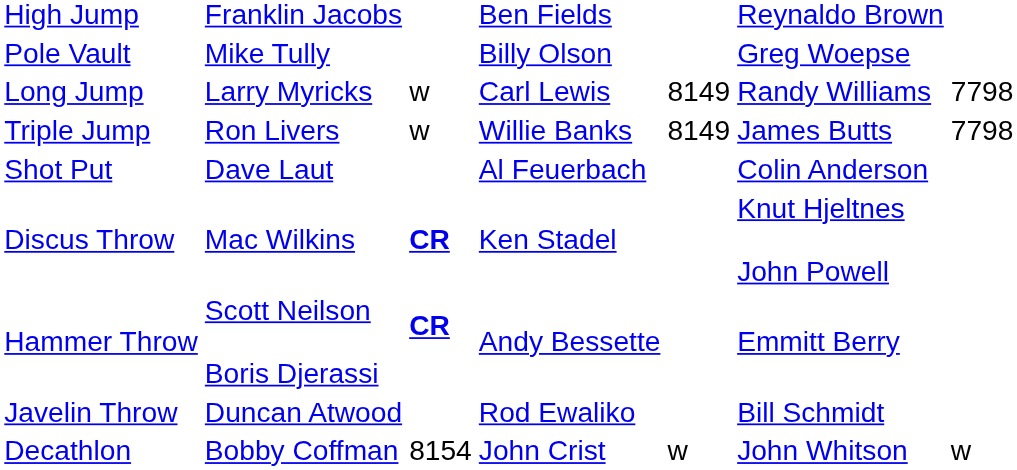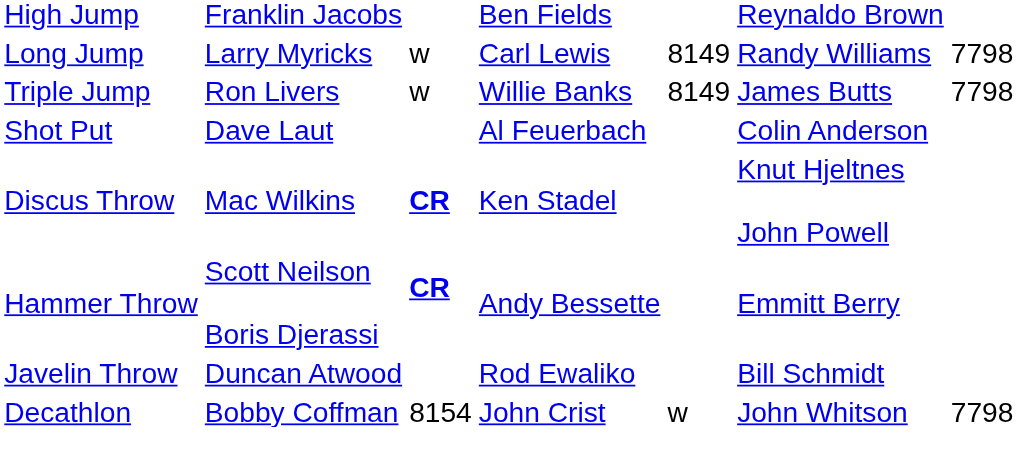- row: (67, 53)
(961, 451) w -> (982, 412) 7798
